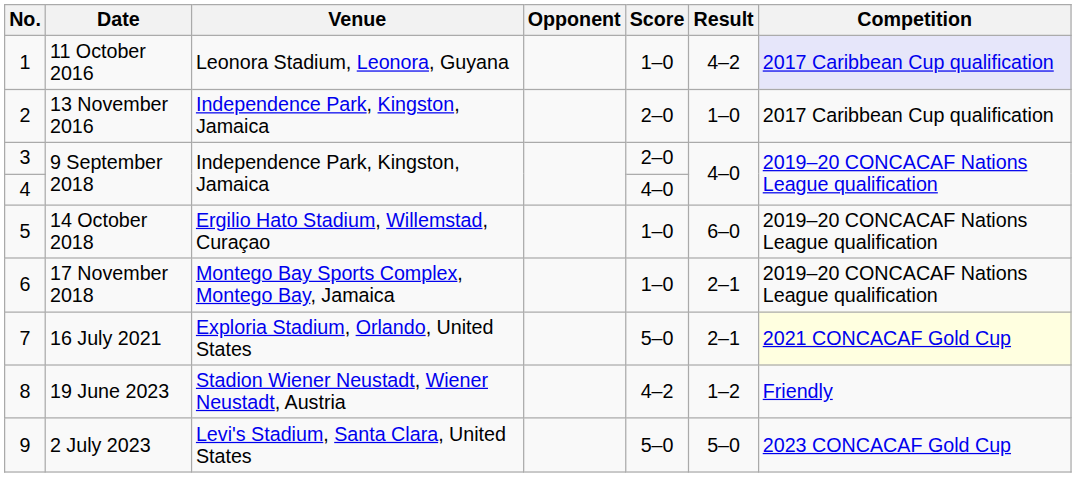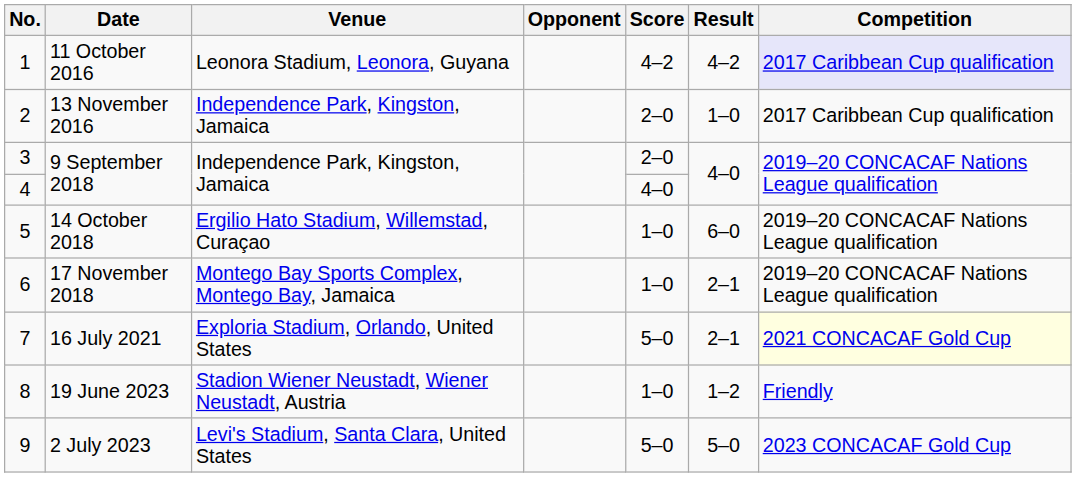(657, 62) 1–0 -> (657, 62) 4–2
(657, 391) 4–2 -> (657, 391) 1–0
